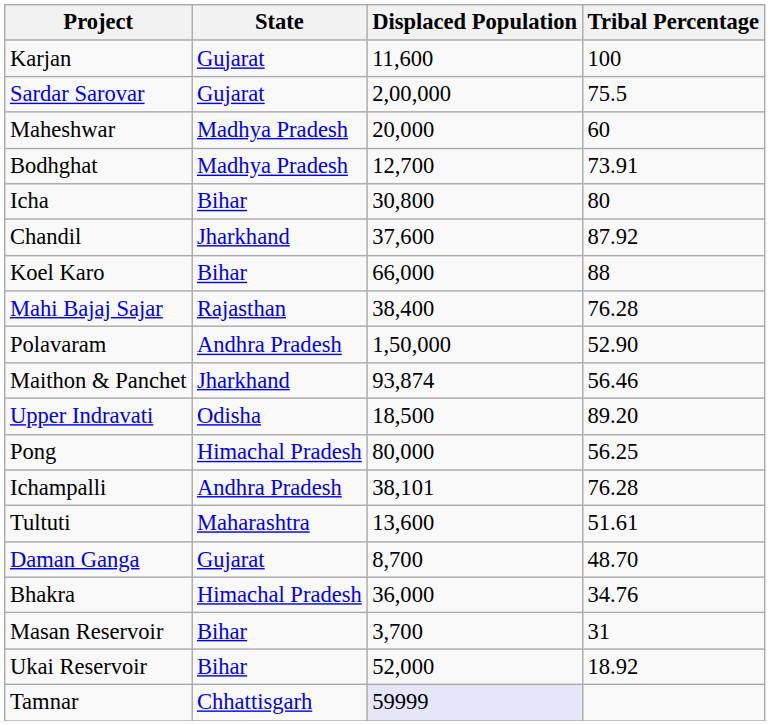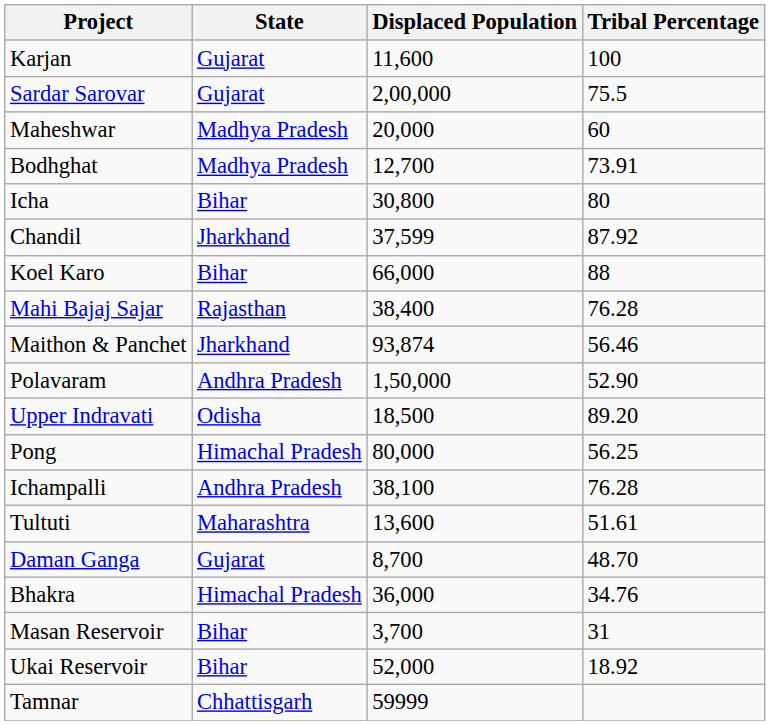(403, 237) 37,600 -> (403, 237) 37,599
rows swapped: (58, 344) <-> (98, 380)
(403, 487) 38,101 -> (403, 487) 38,100
(400, 702) lavender background -> (400, 702) no background
